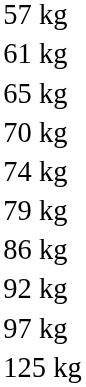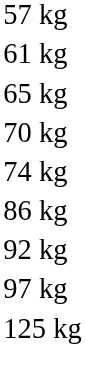- row: (35, 210)
